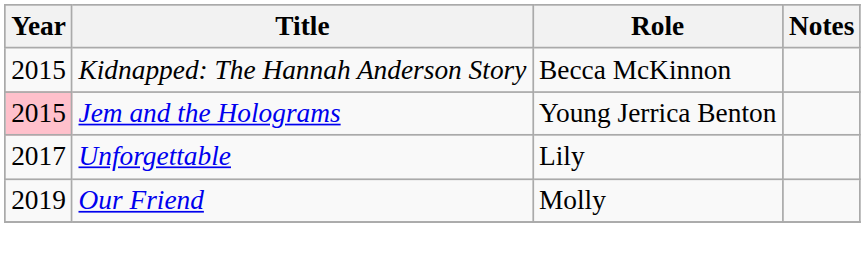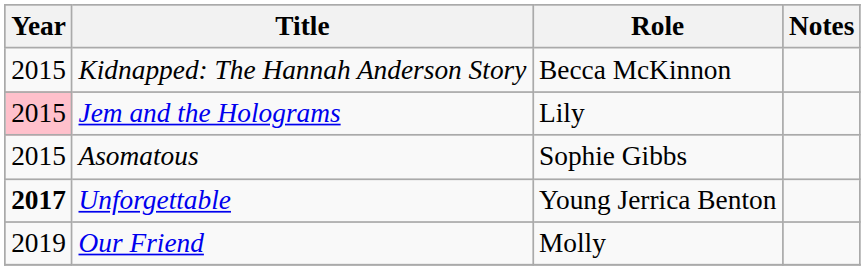(658, 112) Young Jerrica Benton -> (562, 112) Lily
+ row: (139, 156)
(39, 156) normal -> (39, 199) bold
(562, 156) Lily -> (658, 199) Young Jerrica Benton
